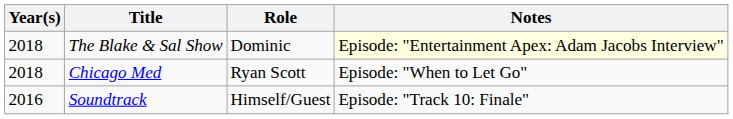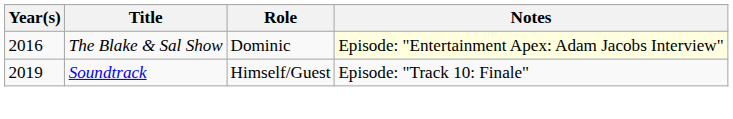(26, 45) 2018 -> (26, 45) 2016
- row: (115, 72)
(26, 99) 2016 -> (26, 72) 2019
